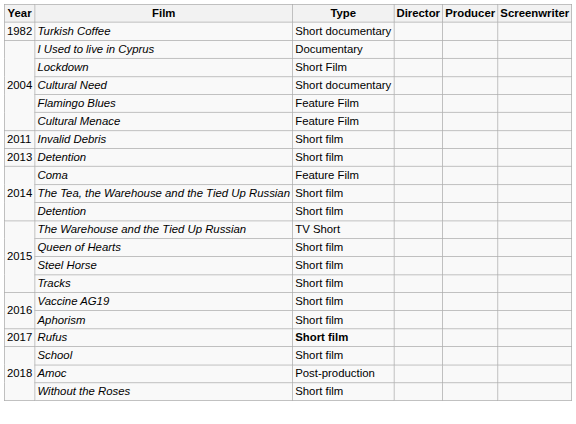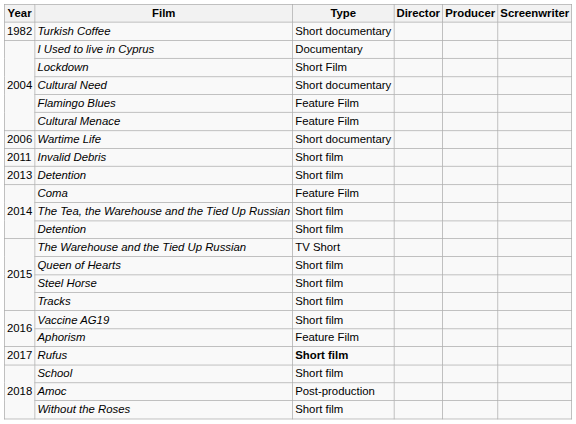+ row: (20, 139)
(319, 319) Short film -> (327, 337) Feature Film
